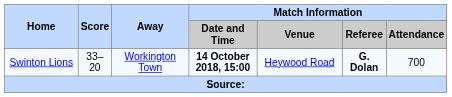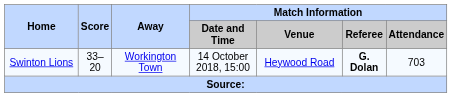(223, 62) bold -> (223, 62) normal
(416, 62) 700 -> (416, 62) 703
